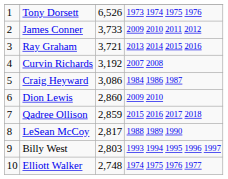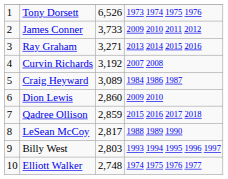(110, 47) 3,721 -> (110, 47) 3,271
(110, 81) 3,086 -> (110, 81) 3,089
